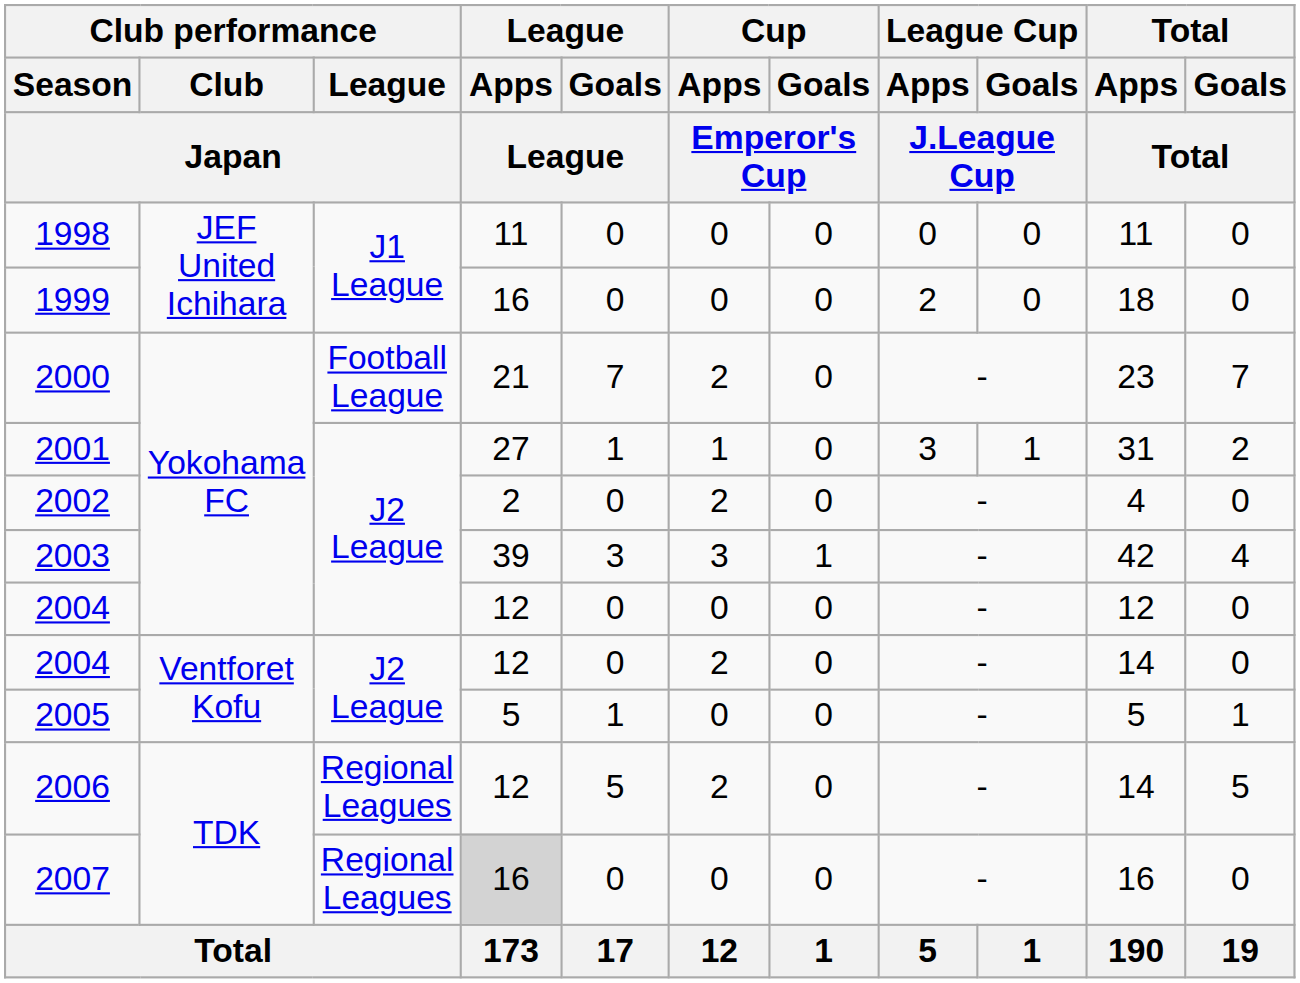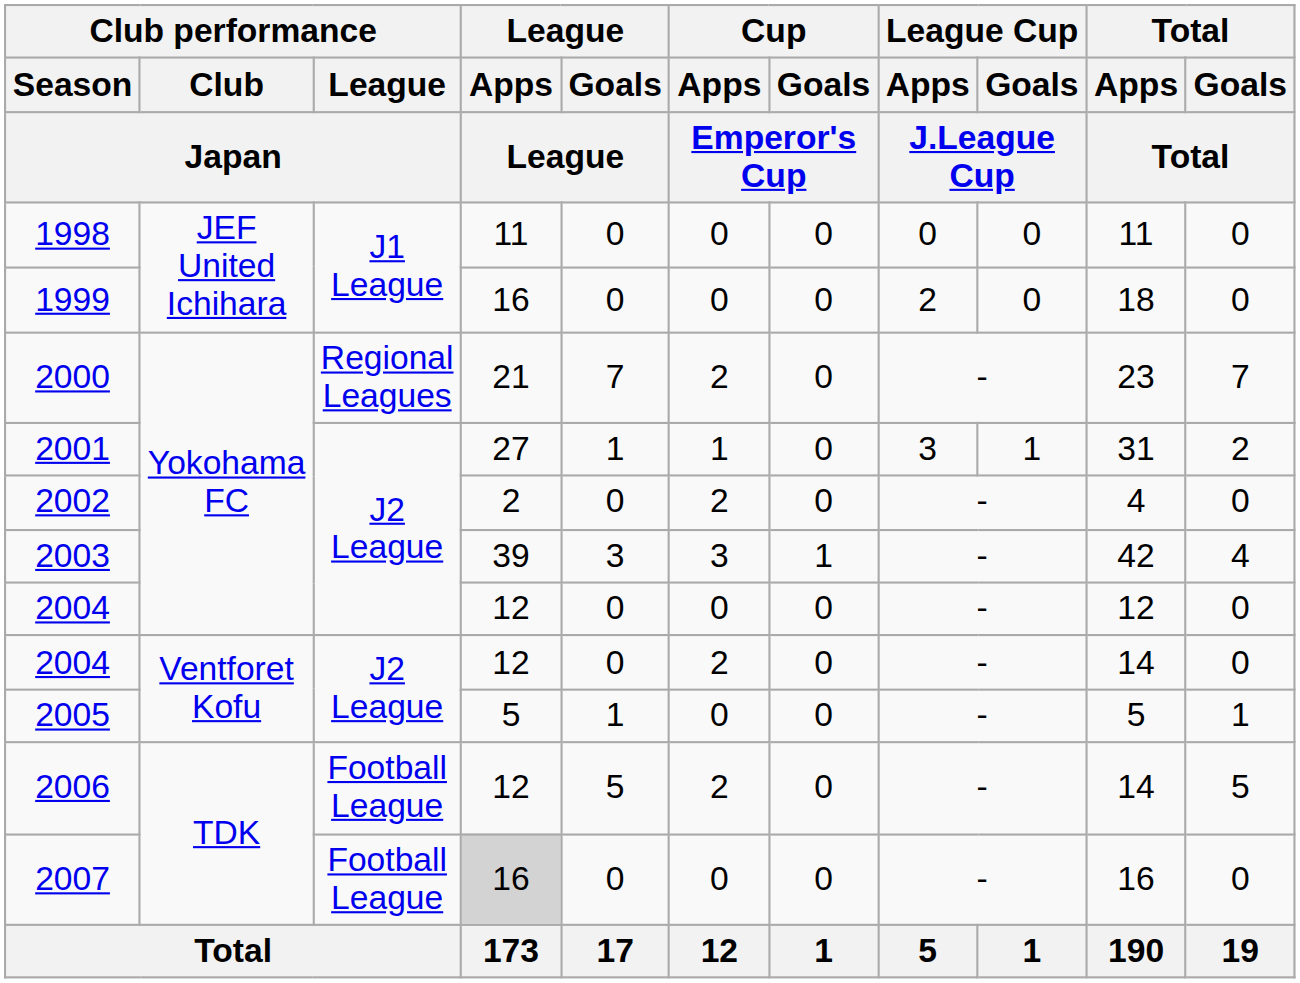(387, 376) Football League -> (387, 376) Regional Leagues
(387, 787) Regional Leagues -> (387, 787) Football League
(387, 878) Regional Leagues -> (387, 878) Football League
